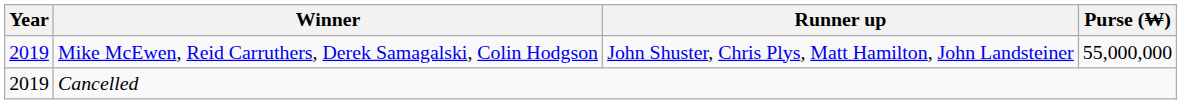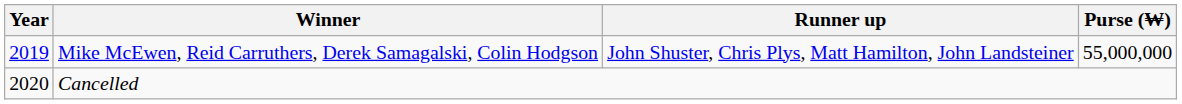(29, 83) 2019 -> (29, 83) 2020
